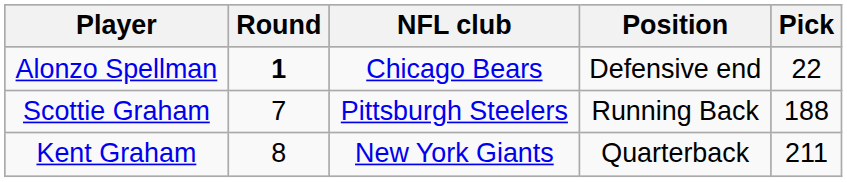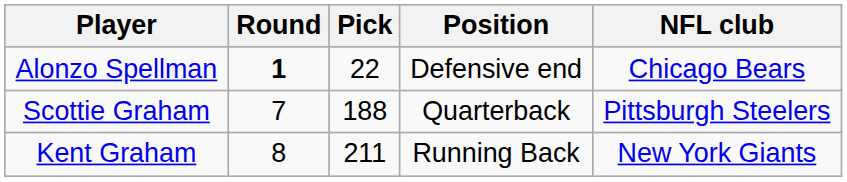columns swapped: (807, 25) <-> (454, 25)
(675, 111) Running Back -> (496, 111) Quarterback
(675, 153) Quarterback -> (496, 153) Running Back
